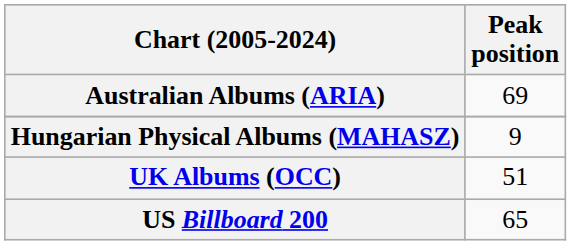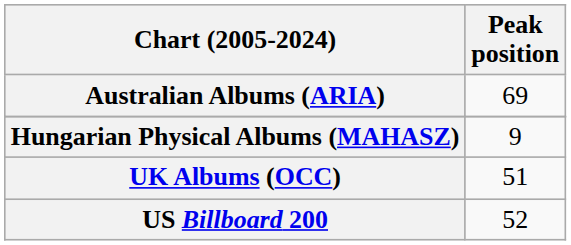(515, 218) 65 -> (515, 218) 52
